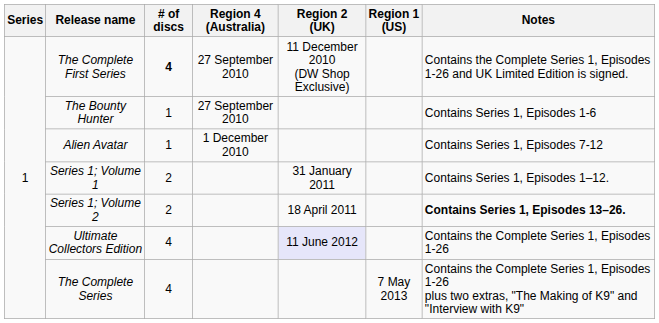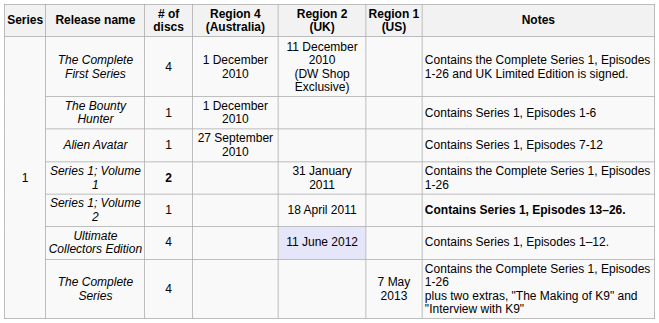(169, 66) bold -> (169, 66) normal
(235, 66) 27 September 2010 -> (235, 66) 1 December 2010
(235, 112) 27 September 2010 -> (235, 112) 1 December 2010
(235, 145) 1 December 2010 -> (235, 145) 27 September 2010
(169, 177) normal -> (169, 177) bold
(517, 177) Contains Series 1, Episodes 1–12. -> (538, 177) Contains the Complete Series 1, Episodes 1-26
(169, 210) 2 -> (169, 210) 1
(538, 242) Contains the Complete Series 1, Episodes 1-26 -> (517, 242) Contains Series 1, Episodes 1–12.
